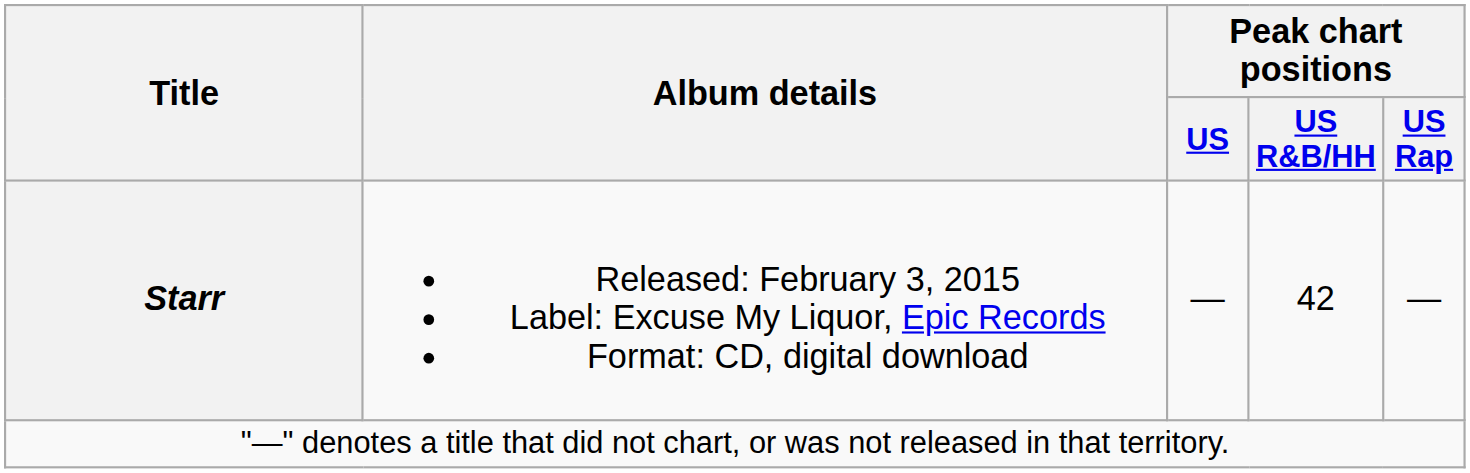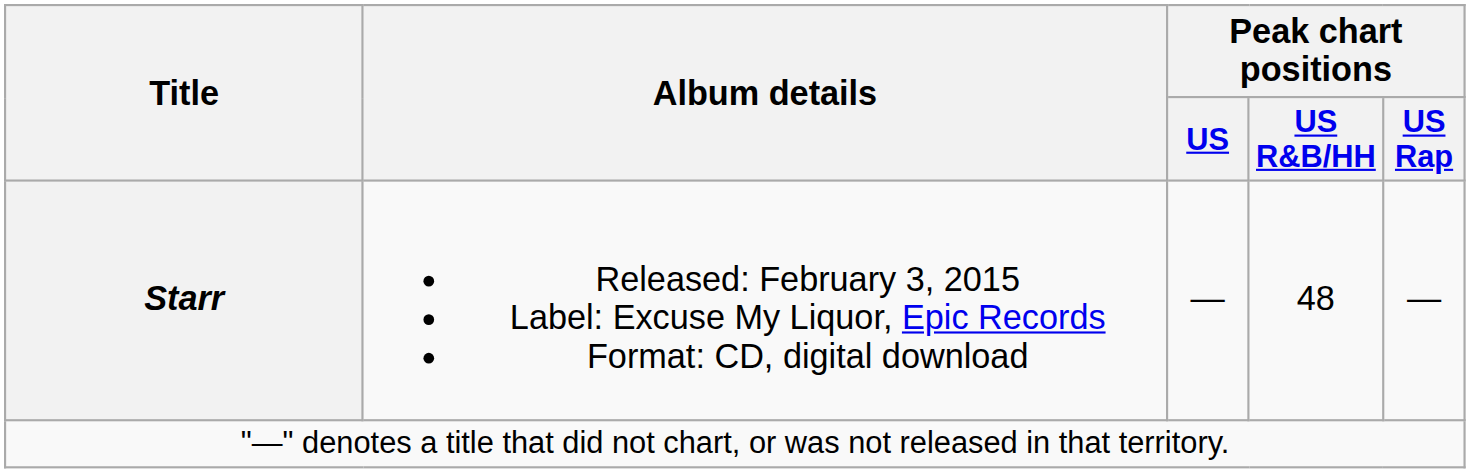(1316, 299) 42 -> (1316, 299) 48
